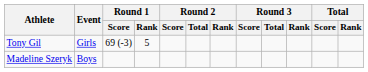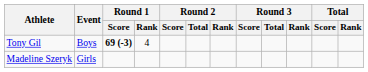(86, 43) Girls -> (87, 43) Boys
(119, 43) normal -> (119, 43) bold
(147, 43) 5 -> (147, 43) 4
(87, 59) Boys -> (86, 59) Girls
